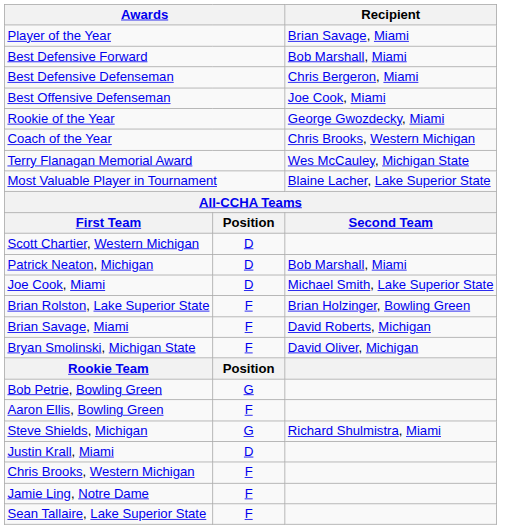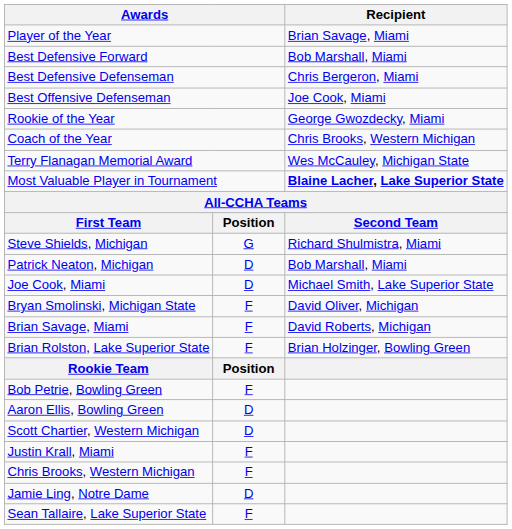(389, 181) normal -> (396, 181) bold
rows swapped: (77, 431) <-> (103, 243)
rows swapped: (108, 306) <-> (102, 347)
(249, 389) G -> (249, 389) F
(249, 410) F -> (249, 410) D
(249, 451) D -> (249, 451) F
(249, 493) F -> (249, 493) D
